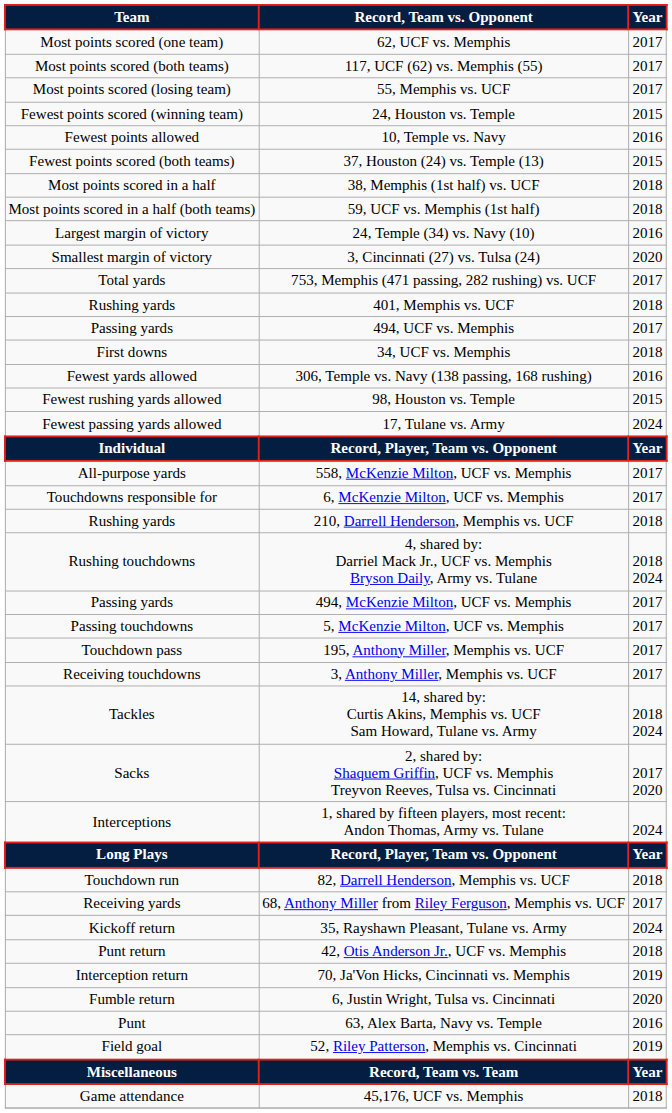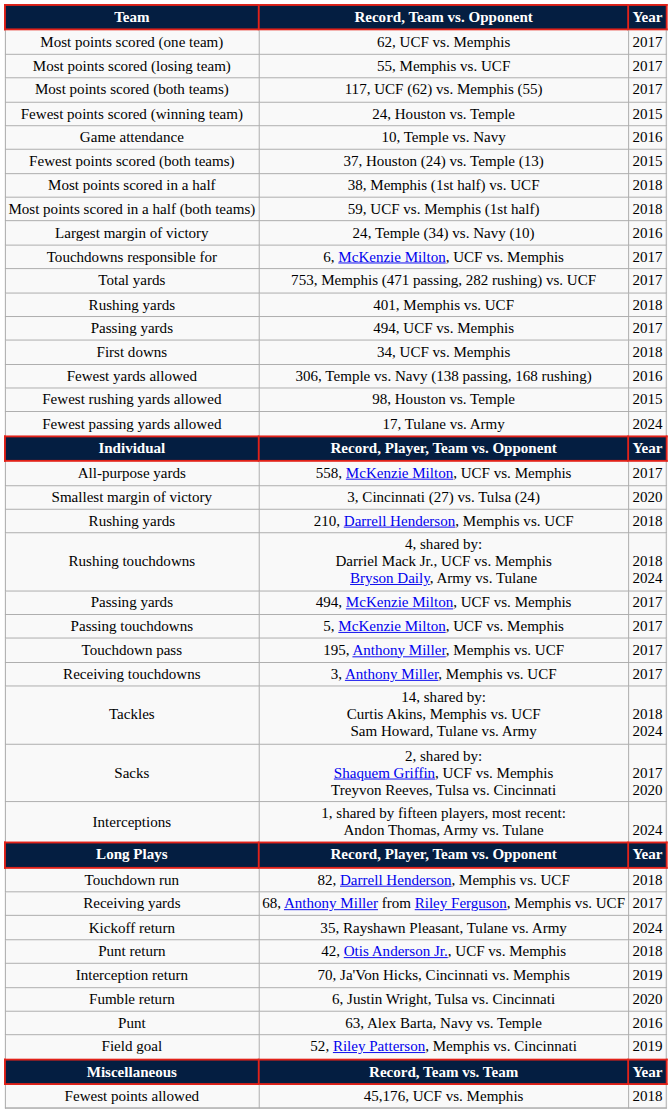rows swapped: (444, 89) <-> (444, 66)
(132, 137) Fewest points allowed -> (132, 137) Game attendance
rows swapped: (444, 256) <-> (444, 497)
(132, 1096) Game attendance -> (132, 1096) Fewest points allowed
